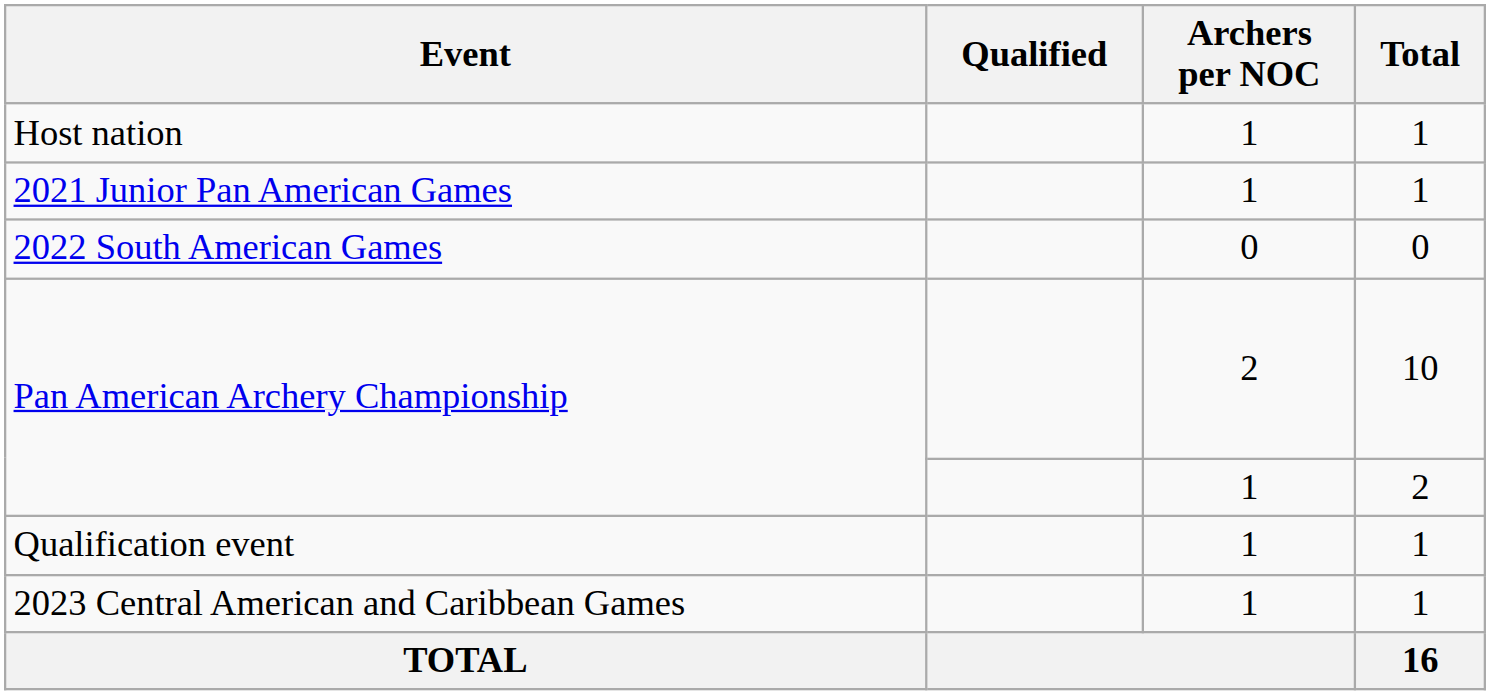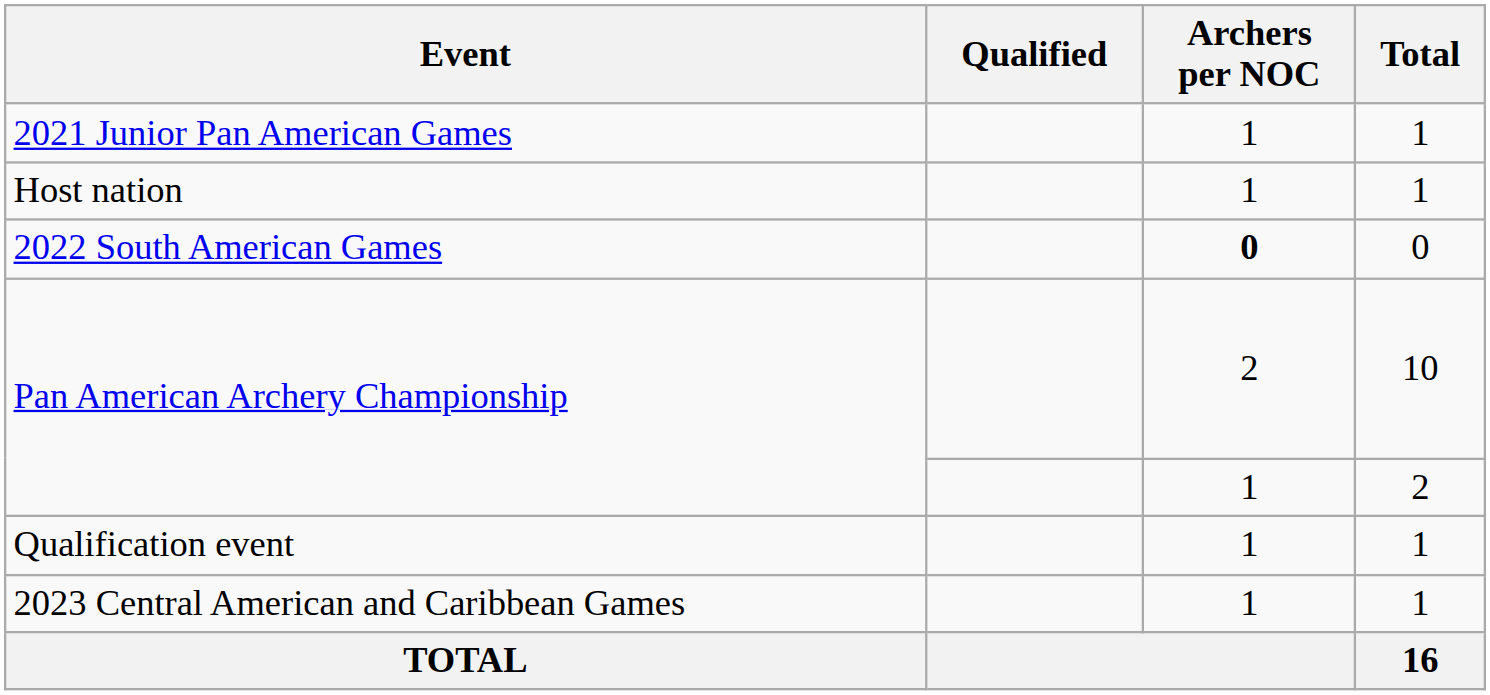rows swapped: (98, 132) <-> (263, 190)
(1249, 248) normal -> (1249, 248) bold
